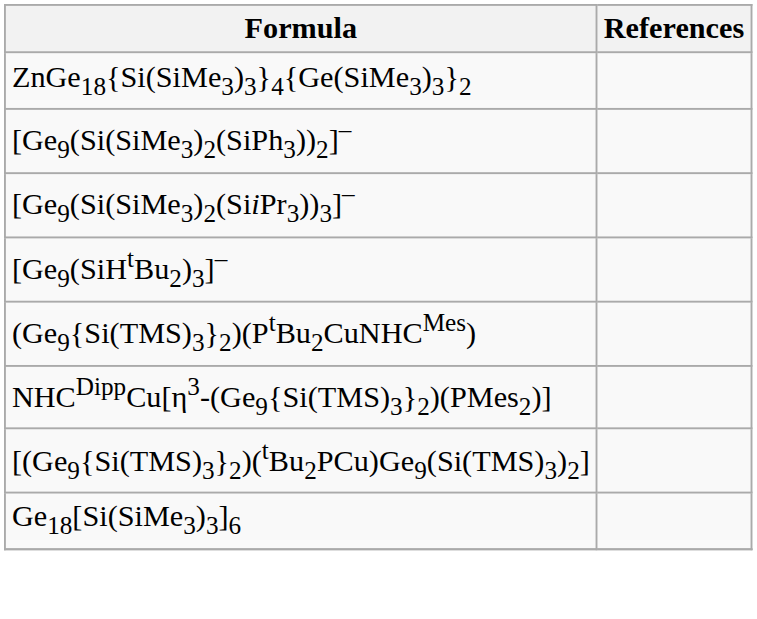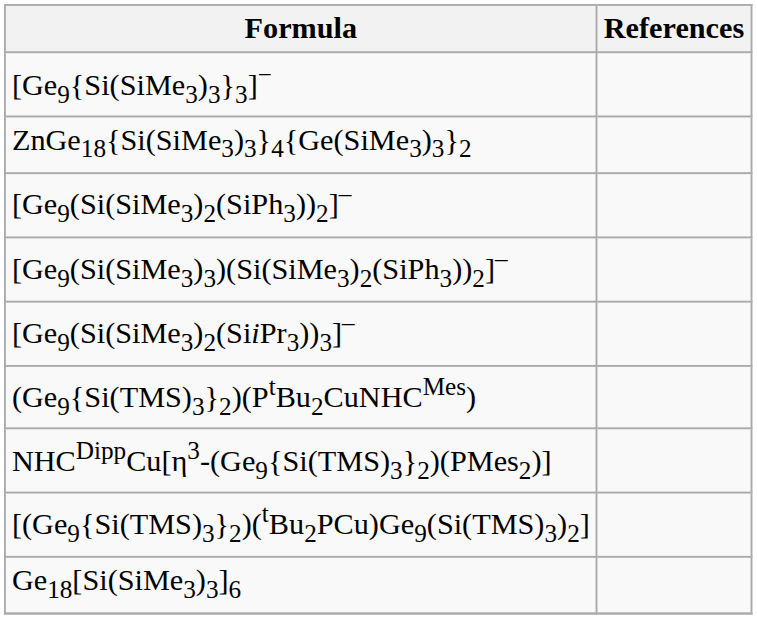+ row: (142, 84)
+ row: (260, 268)
- row: (120, 268)
